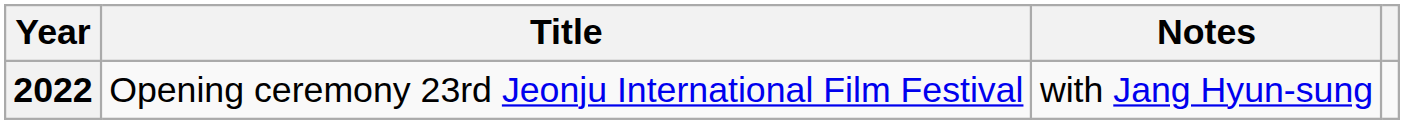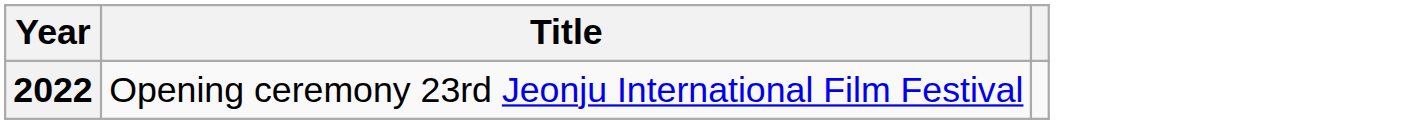- column: (1207, 32)
